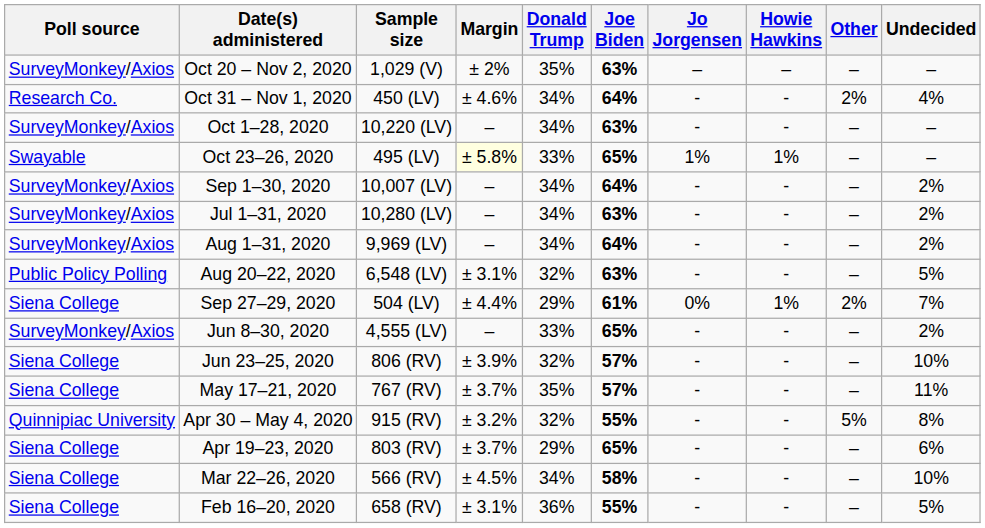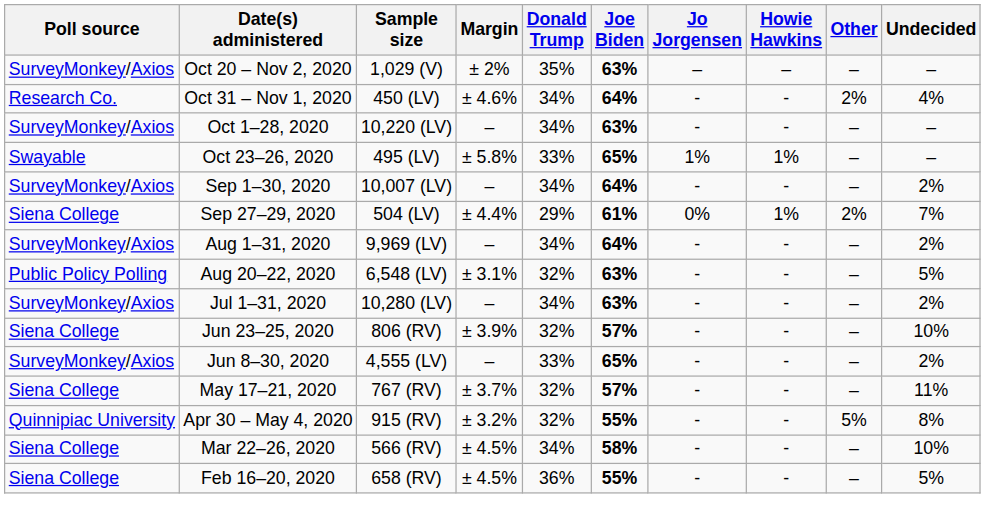(489, 157) lightyellow background -> (489, 157) no background
rows swapped: (268, 303) <-> (268, 215)
rows swapped: (268, 332) <-> (268, 361)
(557, 390) 35% -> (557, 390) 32%
- row: (268, 449)
(489, 507) ± 3.1% -> (489, 478) ± 4.5%
